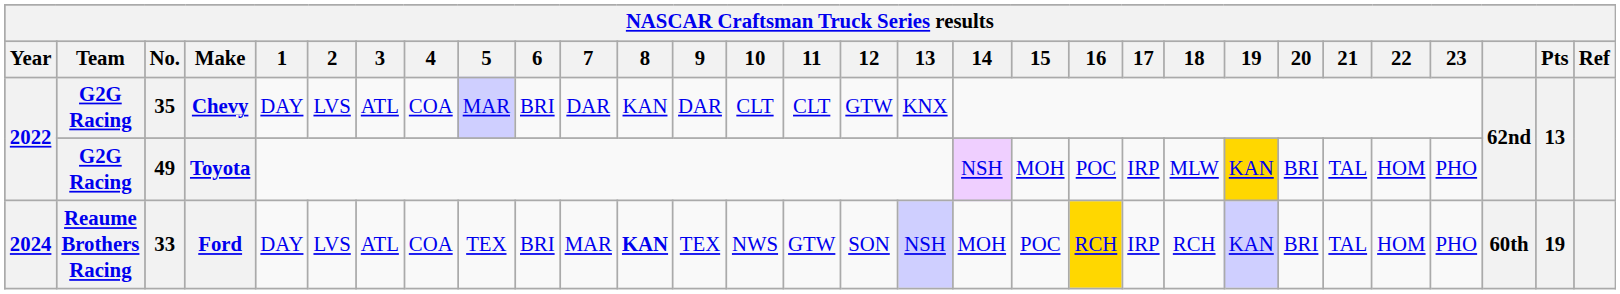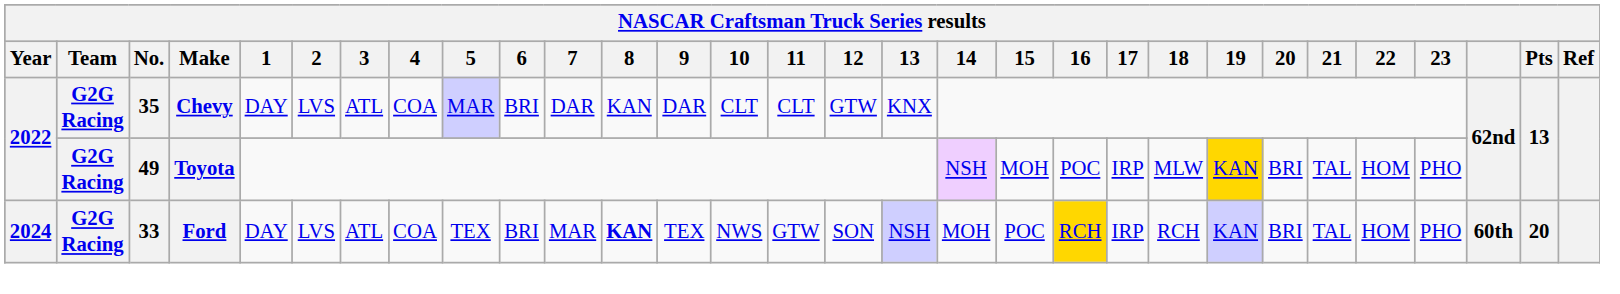(100, 244) Reaume Brothers Racing -> (93, 231) G2G Racing
(1555, 244) 19 -> (1539, 231) 20
